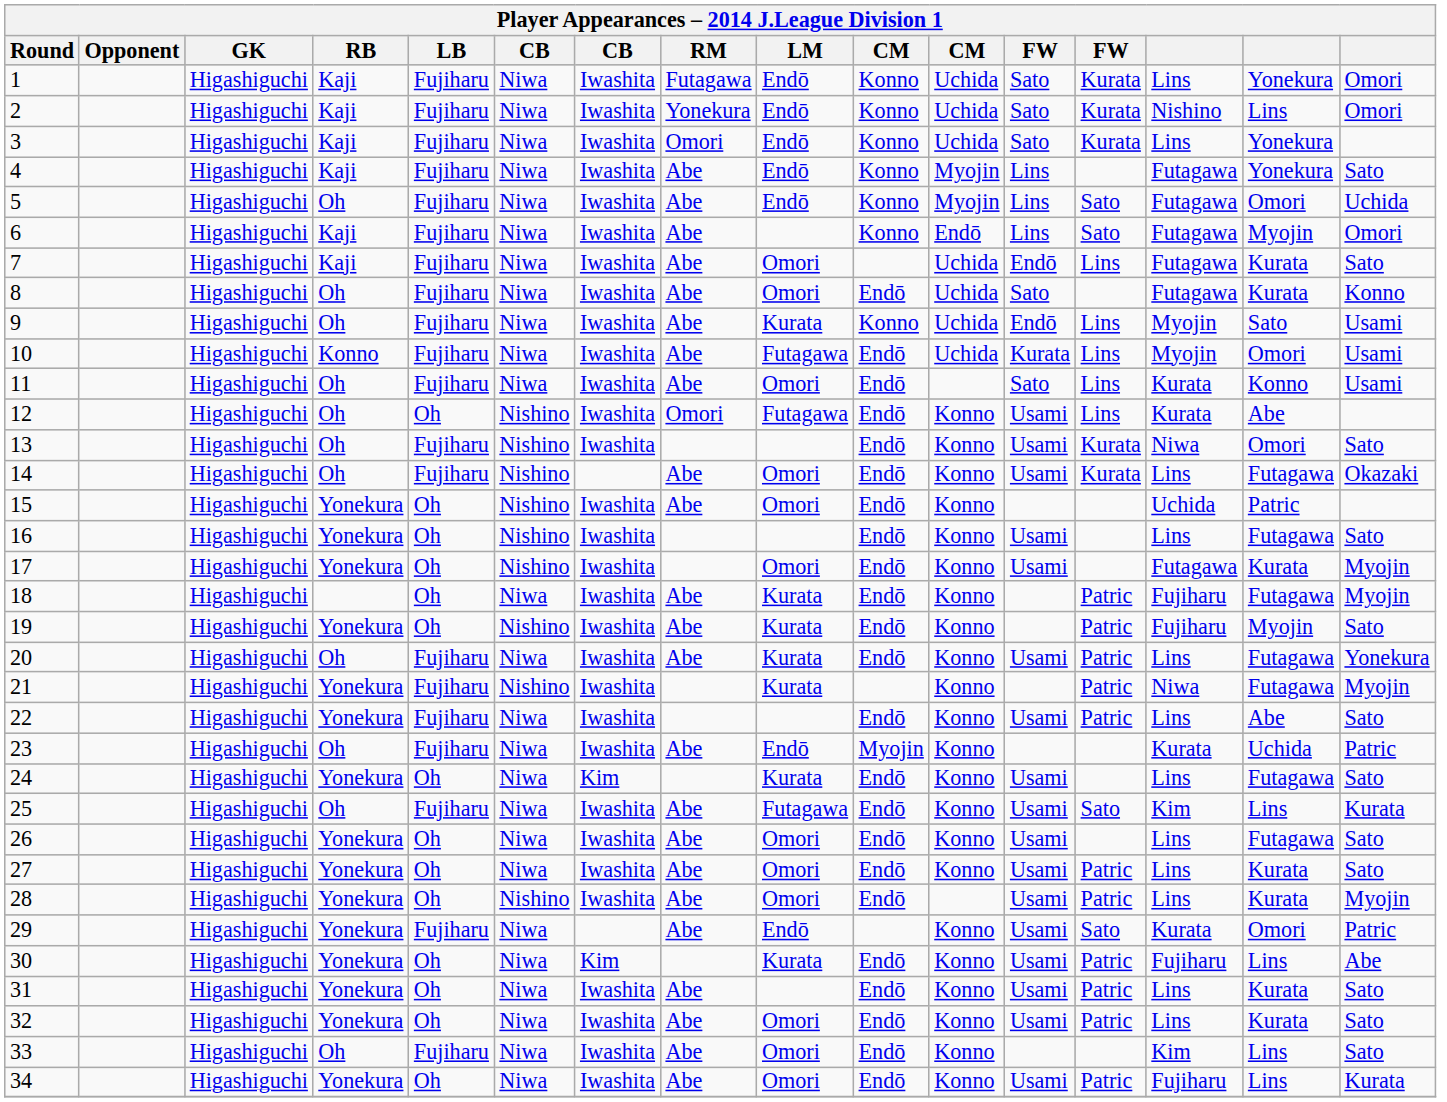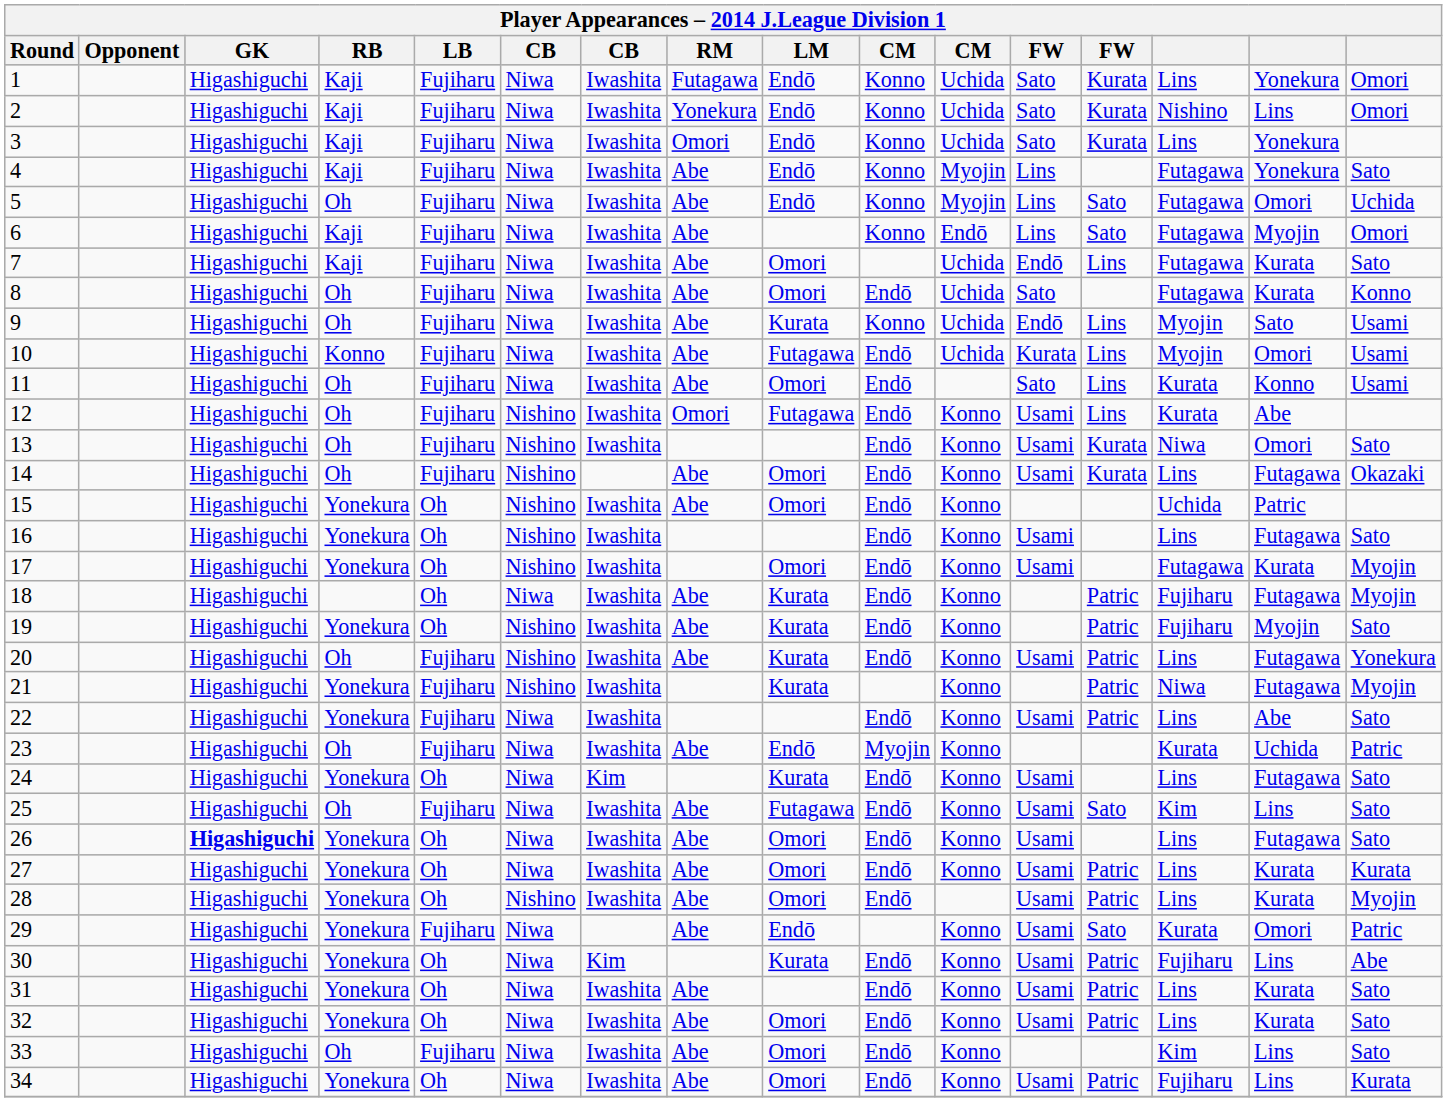(427, 414) Oh -> (458, 414) Fujiharu
(523, 657) Niwa -> (541, 657) Nishino
(1375, 809) Kurata -> (1370, 809) Sato
(249, 839) normal -> (252, 839) bold
(1364, 869) Sato -> (1381, 869) Kurata
